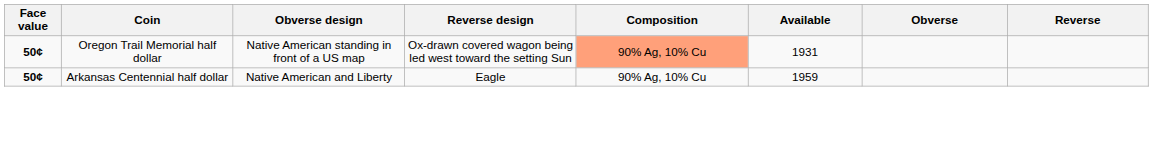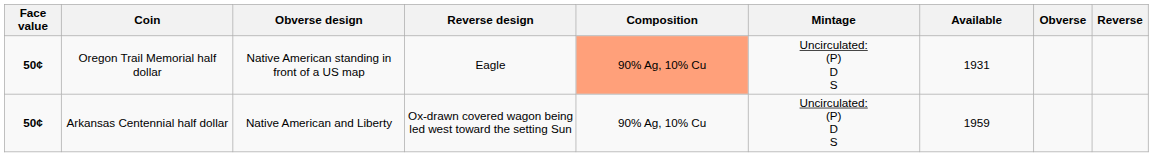+ column: (834, 20)
(491, 51) Ox-drawn covered wagon being led west toward the setting Sun -> (491, 65) Eagle
(491, 77) Eagle -> (491, 123) Ox-drawn covered wagon being led west toward the setting Sun
